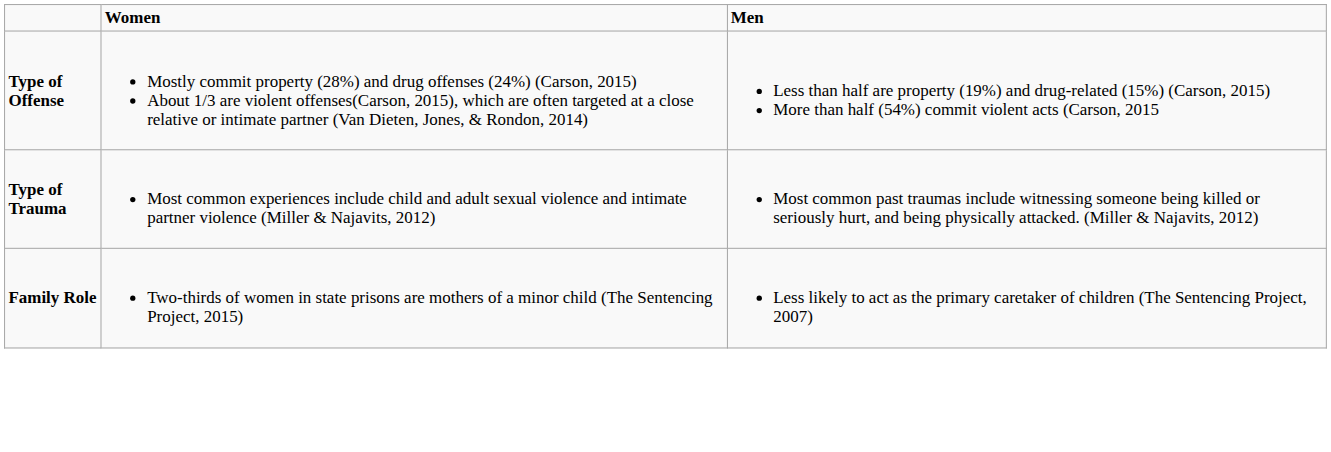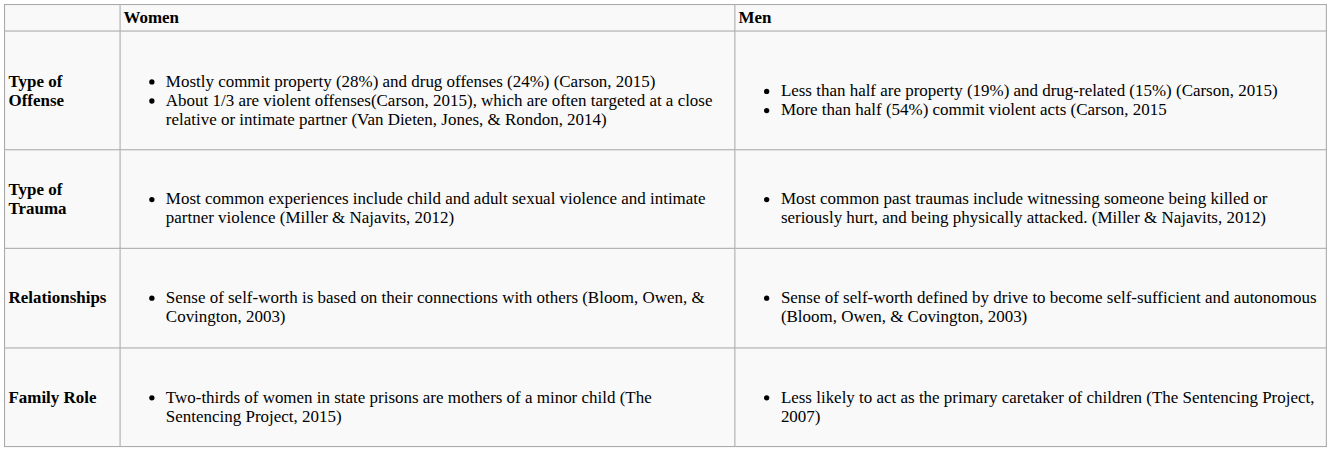+ row: (57, 297)
